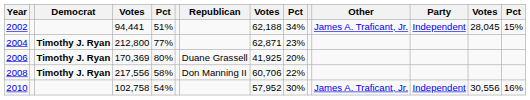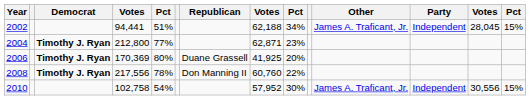(163, 73) 58% -> (163, 73) 78%
(267, 73) 60,706 -> (267, 73) 60,760
(513, 88) 16% -> (513, 88) 15%
